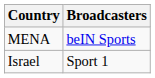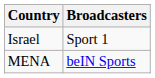rows swapped: (24, 61) <-> (29, 38)
